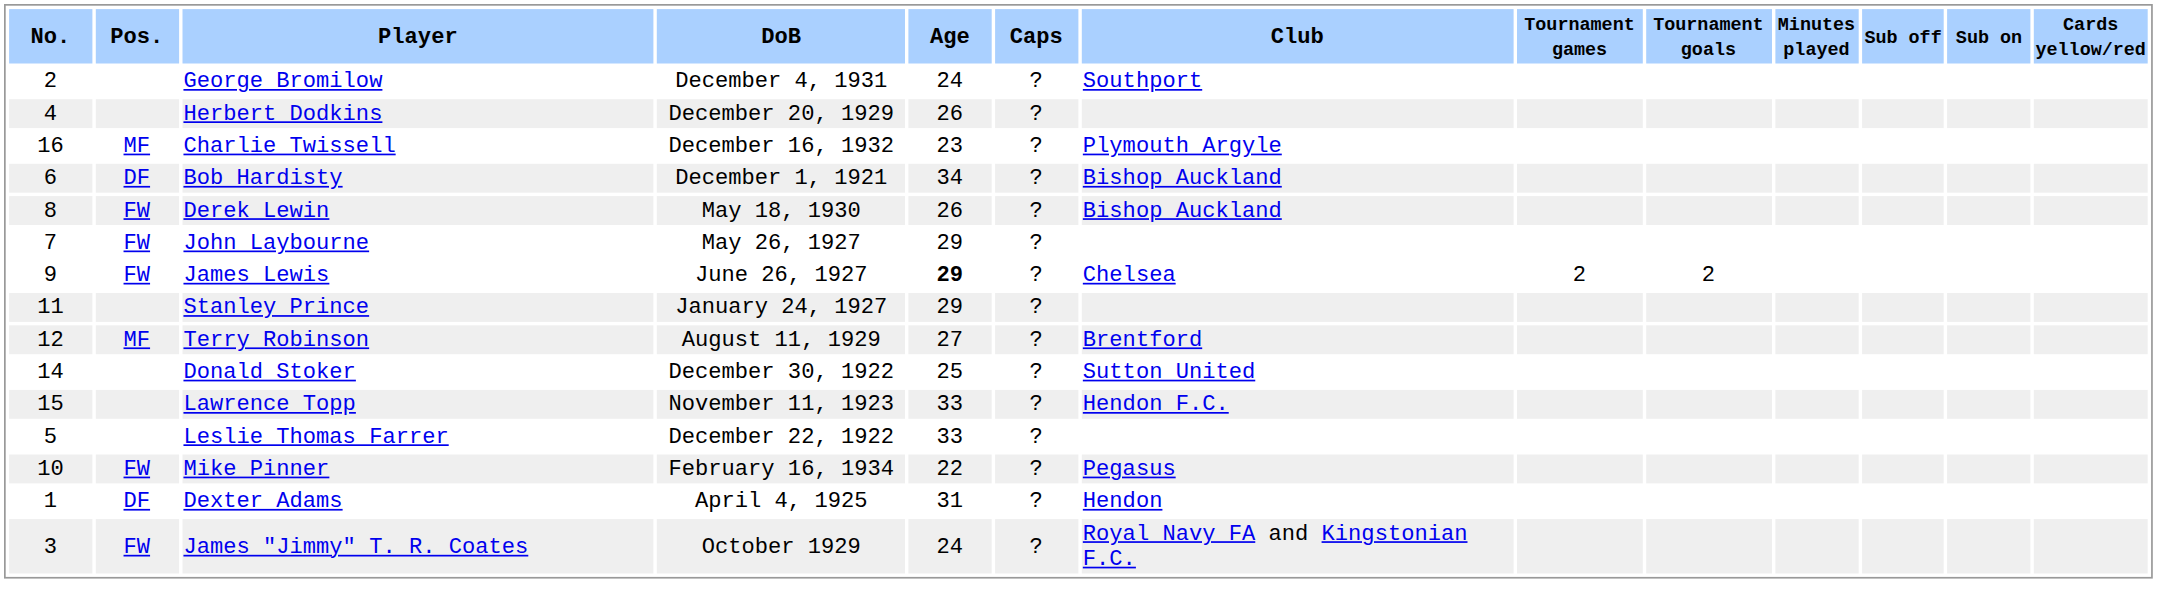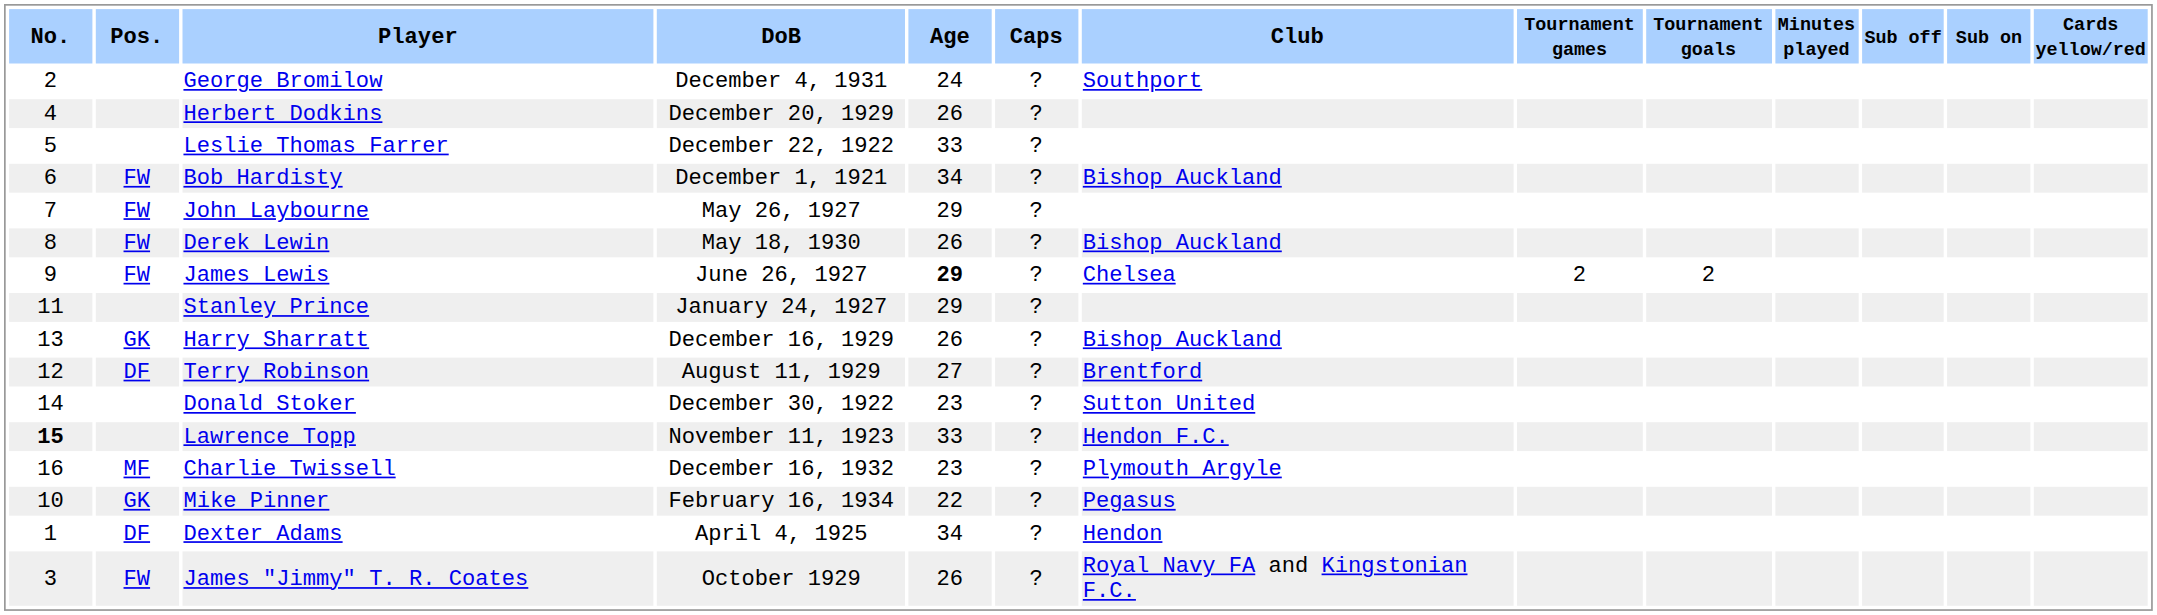rows swapped: (316, 437) <-> (290, 146)
(137, 178) DF -> (137, 178) FW
rows swapped: (276, 243) <-> (256, 211)
+ row: (276, 340)
(137, 340) MF -> (137, 372) DF
(950, 372) 25 -> (950, 404) 23
(50, 404) normal -> (50, 437) bold
(137, 469) FW -> (137, 501) GK
(950, 501) 31 -> (950, 534) 34
(950, 546) 24 -> (950, 579) 26
